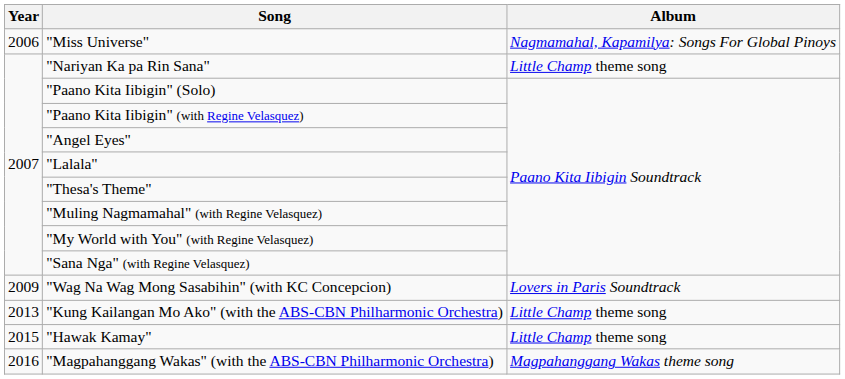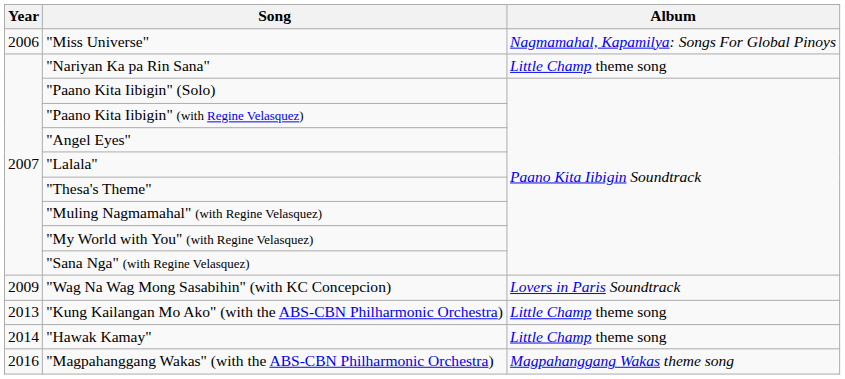(24, 336) 2015 -> (24, 336) 2014
